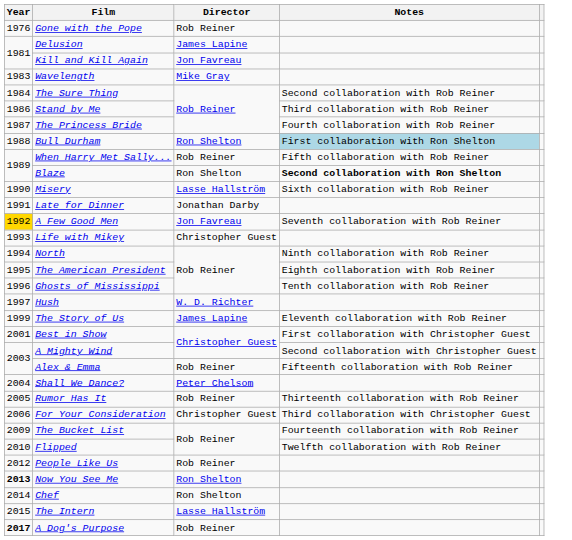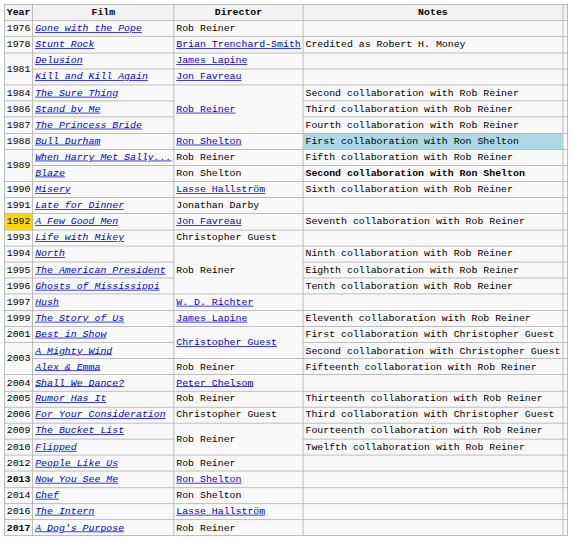+ row: (65, 45)
- row: (65, 77)
(19, 512) 2015 -> (19, 512) 2016
